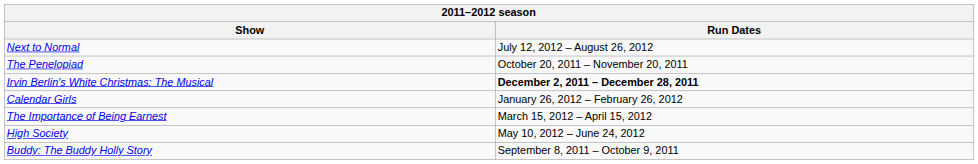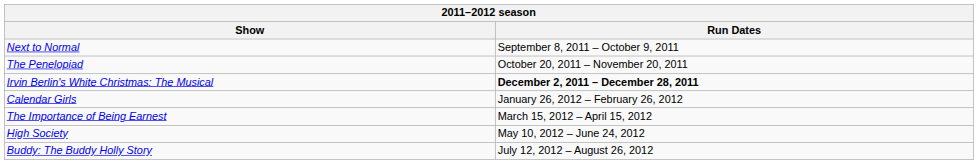(575, 47) July 12, 2012 – August 26, 2012 -> (588, 47) September 8, 2011 – October 9, 2011
(588, 151) September 8, 2011 – October 9, 2011 -> (575, 151) July 12, 2012 – August 26, 2012
